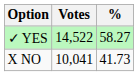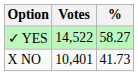(74, 59) 10,041 -> (74, 59) 10,401
